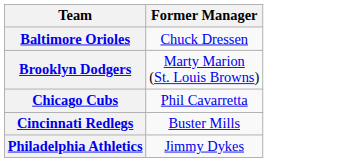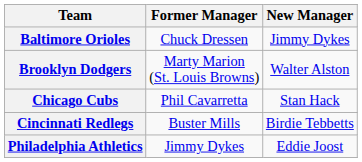+ column: (310, 15)
